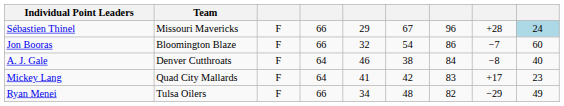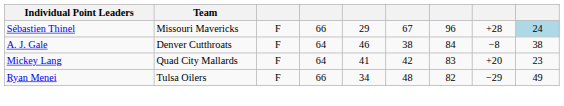- row: (30, 45)
(538, 61) 40 -> (538, 45) 38
(494, 77) +17 -> (494, 61) +20
